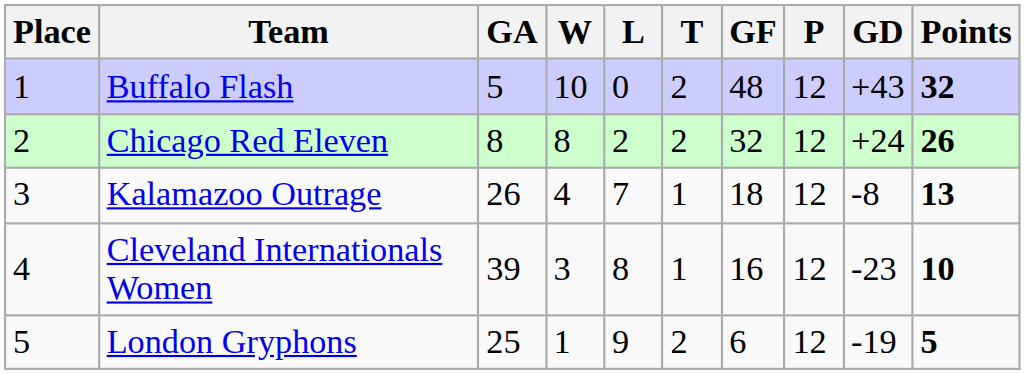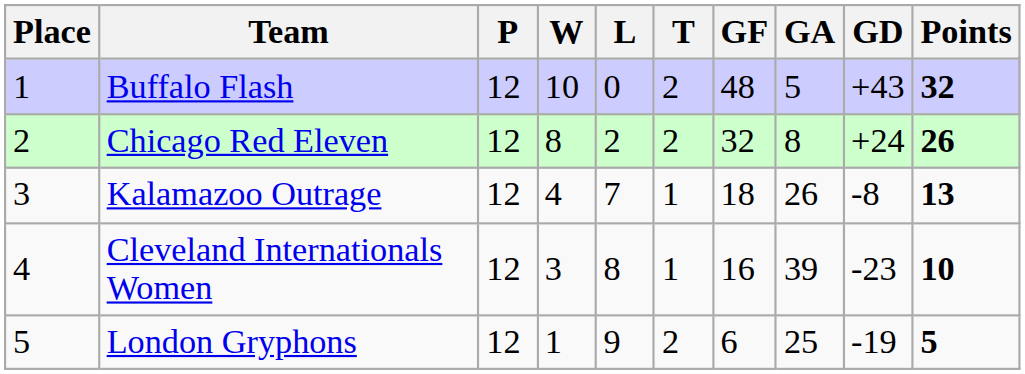columns swapped: (814, 31) <-> (512, 31)
